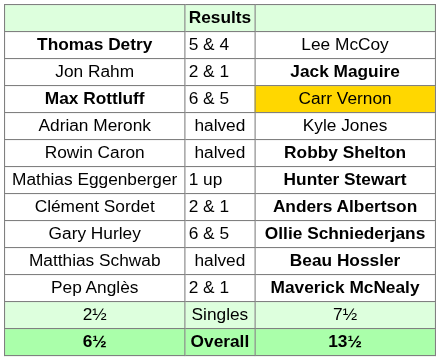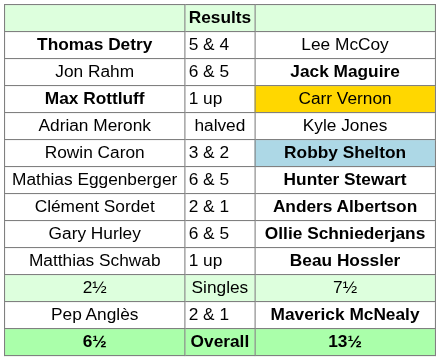(209, 72) 2 & 1 -> (209, 72) 6 & 5
(209, 99) 6 & 5 -> (205, 99) 1 up
(220, 153) halved -> (209, 153) 3 & 2
(345, 153) no background -> (345, 153) lightblue background
(205, 180) 1 up -> (209, 180) 6 & 5
(220, 261) halved -> (205, 261) 1 up
rows swapped: (95, 288) <-> (95, 315)
